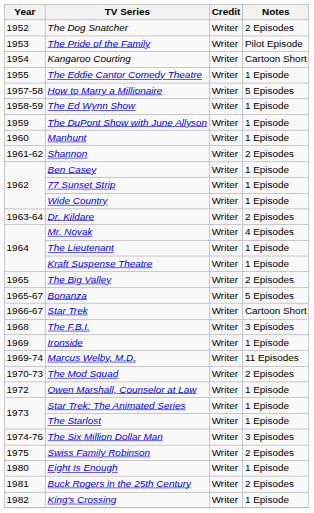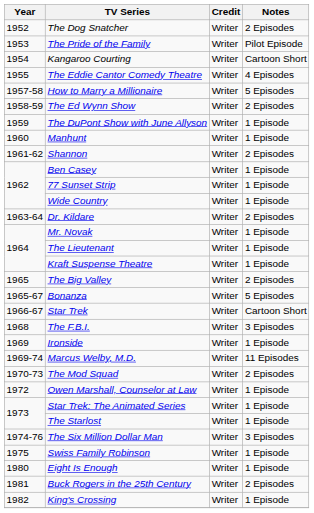(267, 75) 1 Episode -> (269, 75) 4 Episodes
(267, 106) 1 Episode -> (269, 106) 2 Episodes
(269, 232) 4 Episodes -> (267, 232) 1 Episode
(269, 452) 2 Episodes -> (267, 452) 1 Episode
